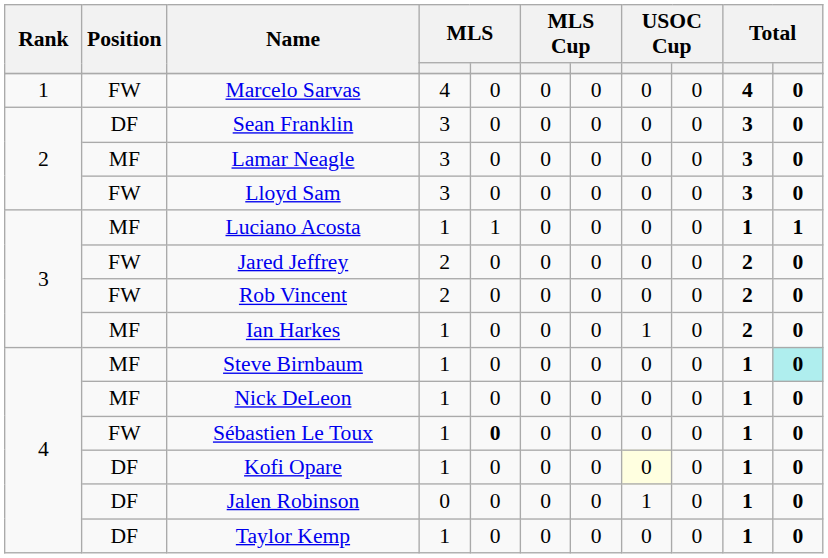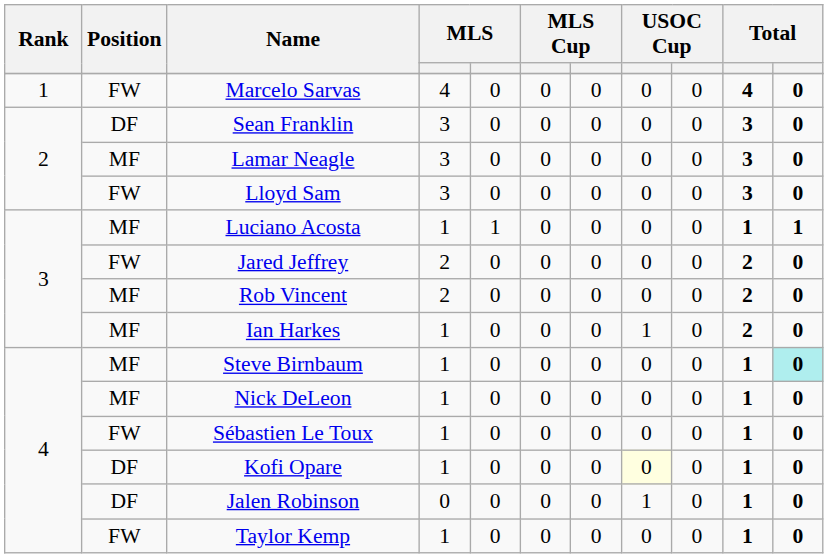(124, 295) FW -> (124, 295) MF
(495, 432) bold -> (495, 432) normal
(124, 535) DF -> (124, 535) FW
